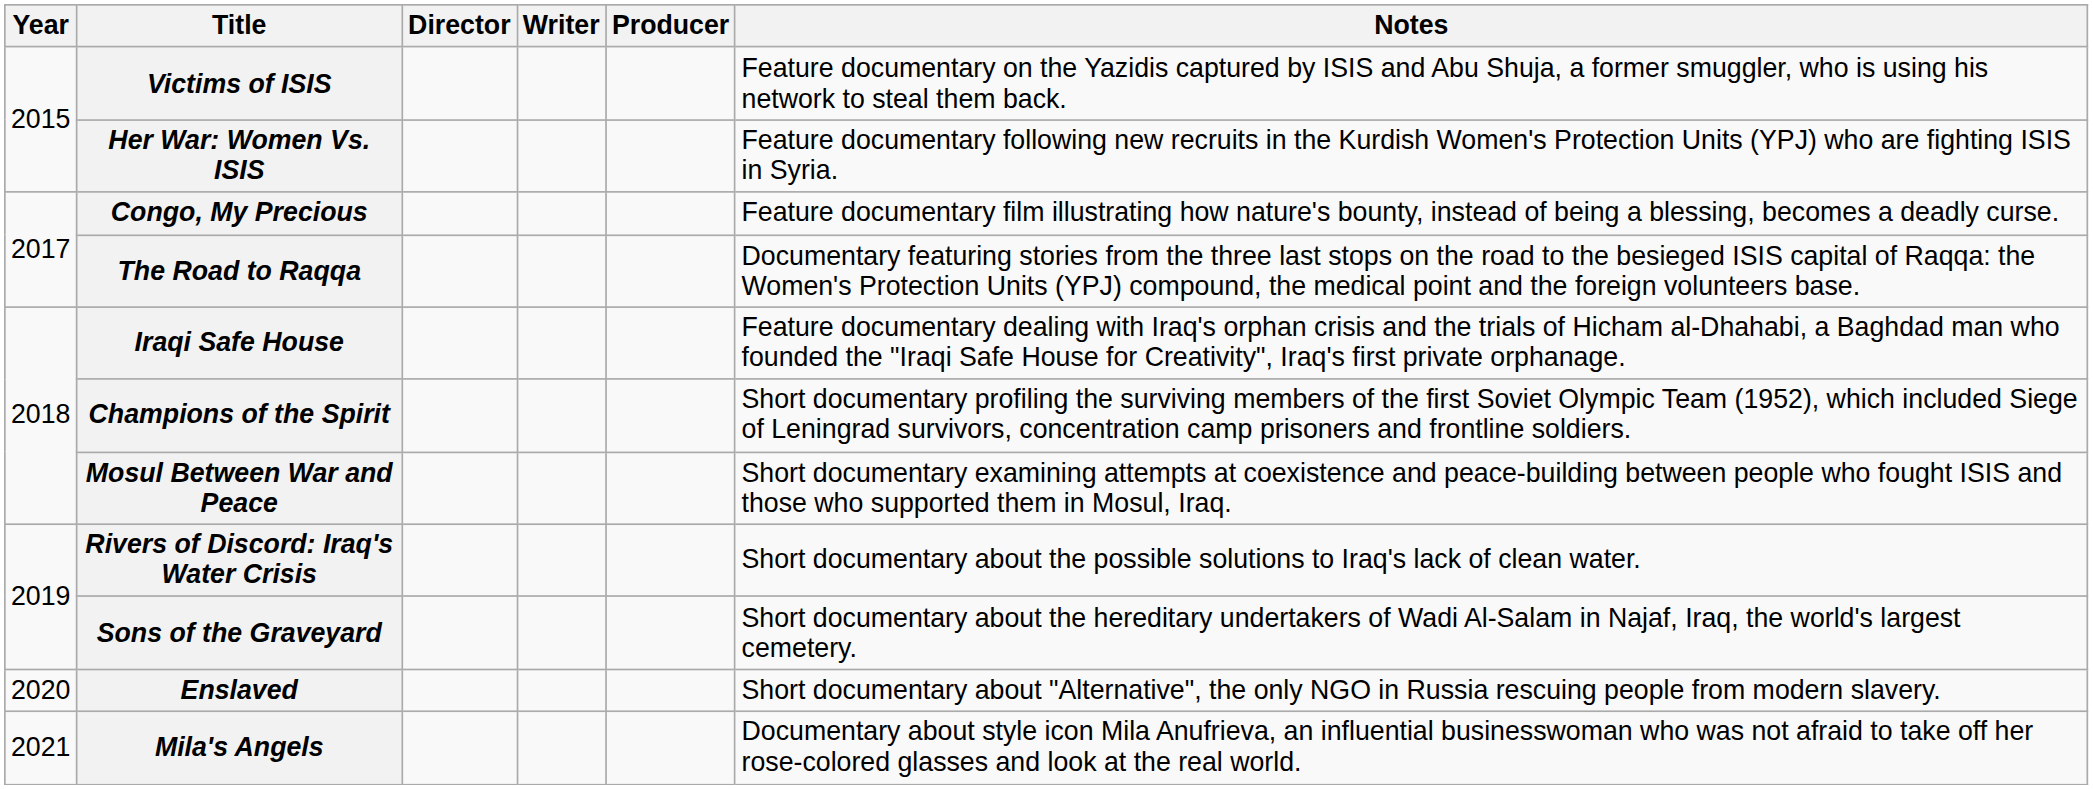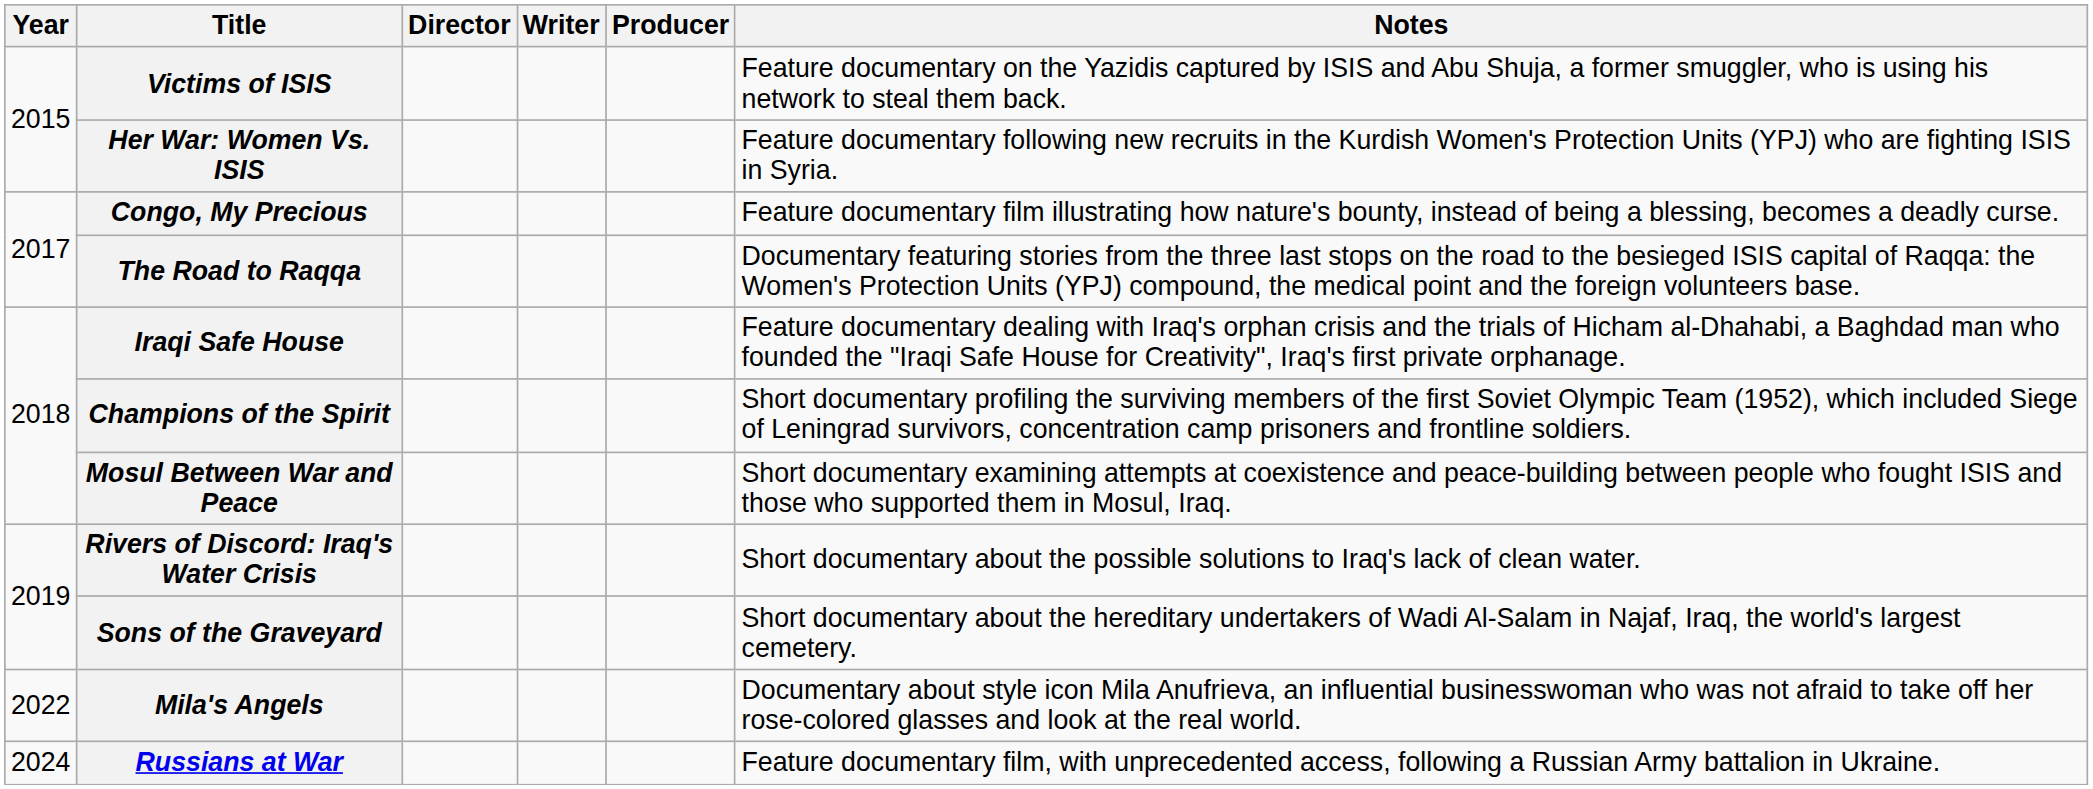- row: (239, 689)
(41, 747) 2021 -> (41, 704) 2022
+ row: (239, 762)
